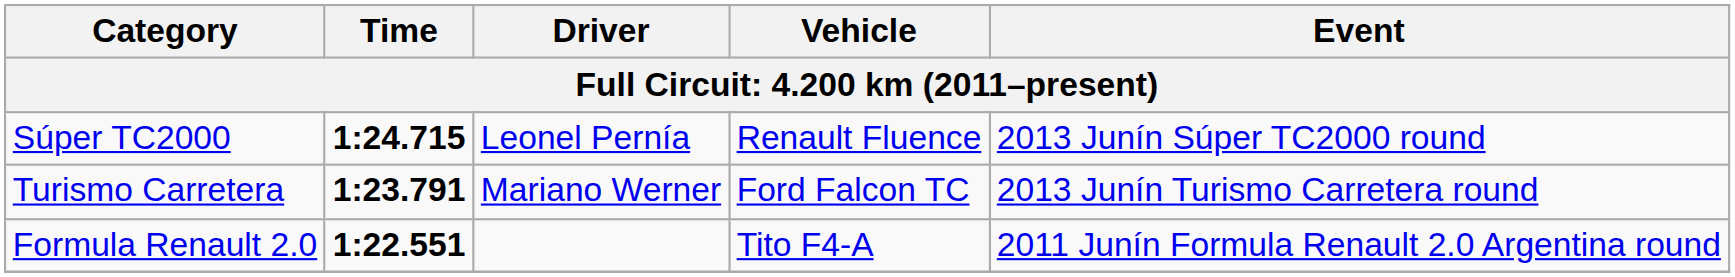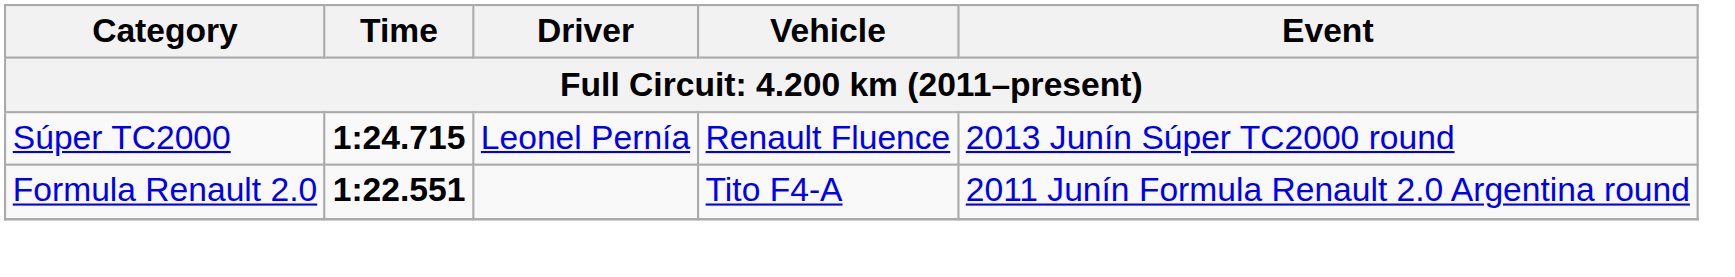- row: (148, 191)
